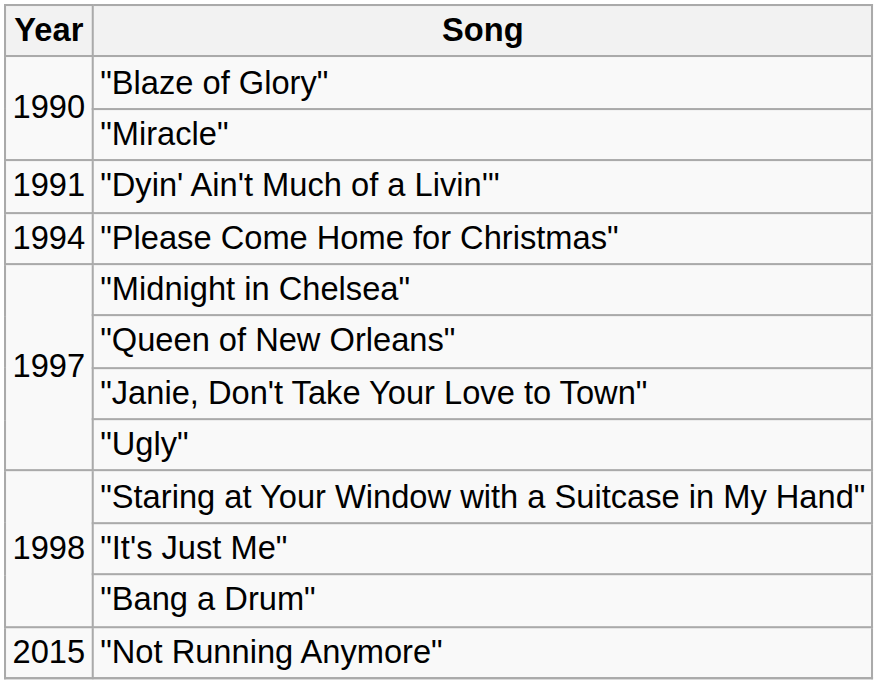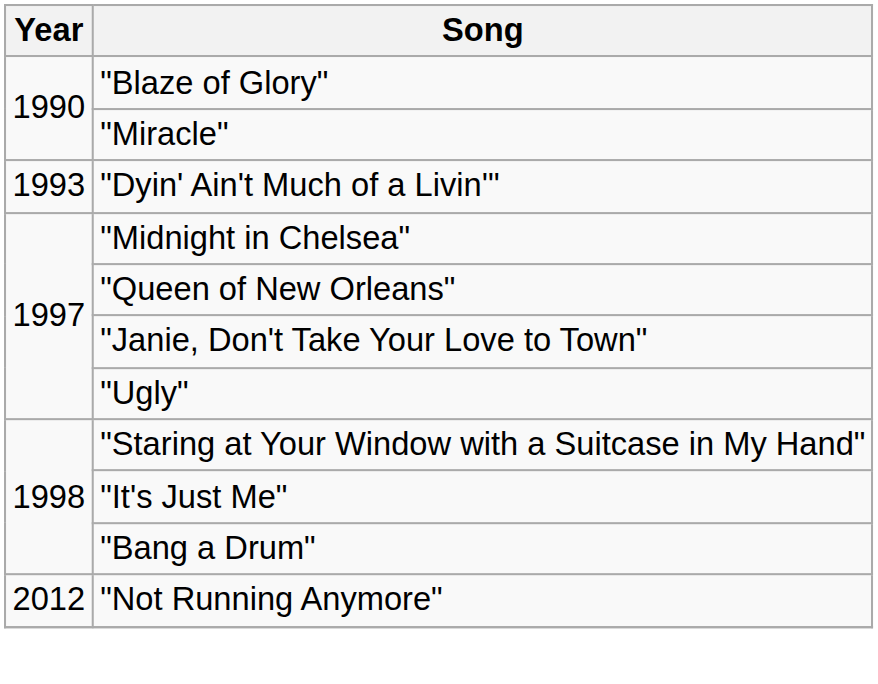(49, 185) 1991 -> (49, 185) 1993
- row: (359, 237)
(49, 651) 2015 -> (49, 599) 2012
